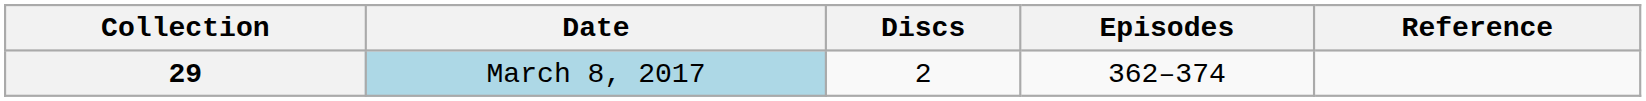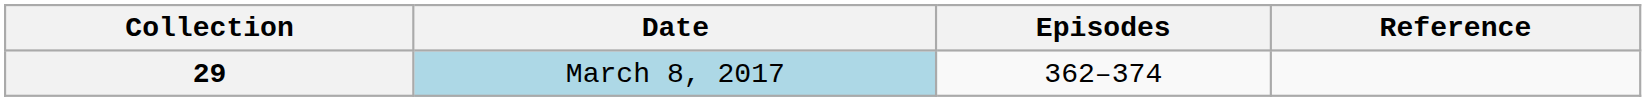- column: (923, 28)
